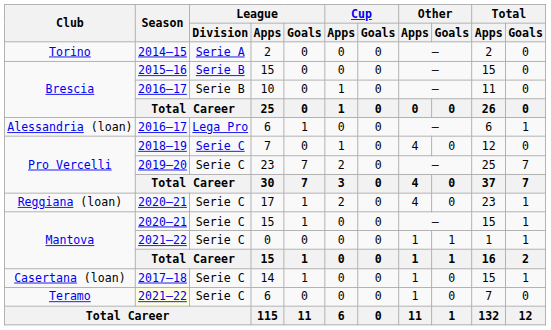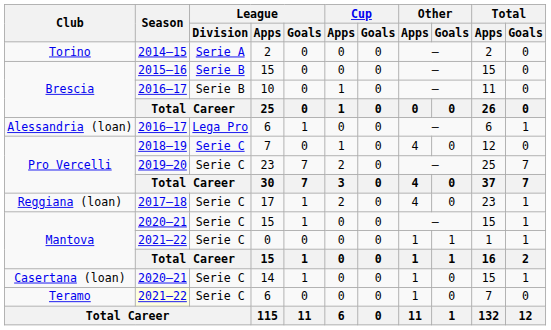(162, 202) 2020–21 -> (162, 202) 2017–18
(162, 278) 2017–18 -> (162, 278) 2020–21
